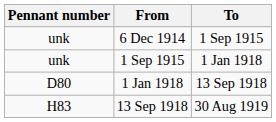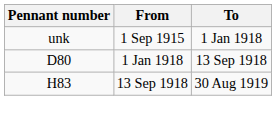- row: (152, 38)
